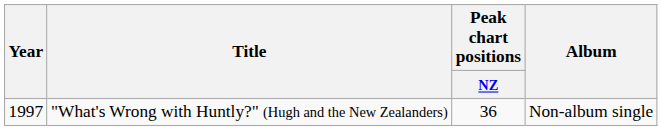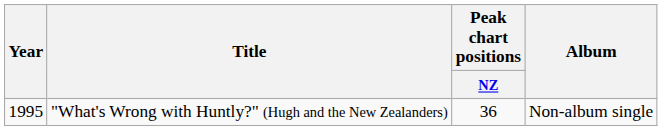(26, 111) 1997 -> (26, 111) 1995
